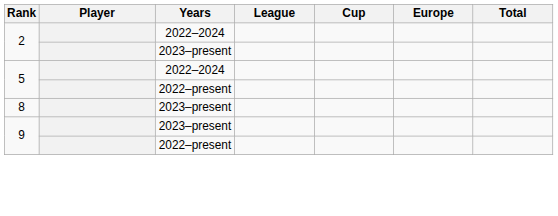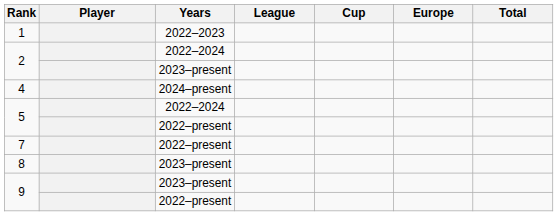+ row: (22, 32)
+ row: (22, 88)
+ row: (22, 145)
